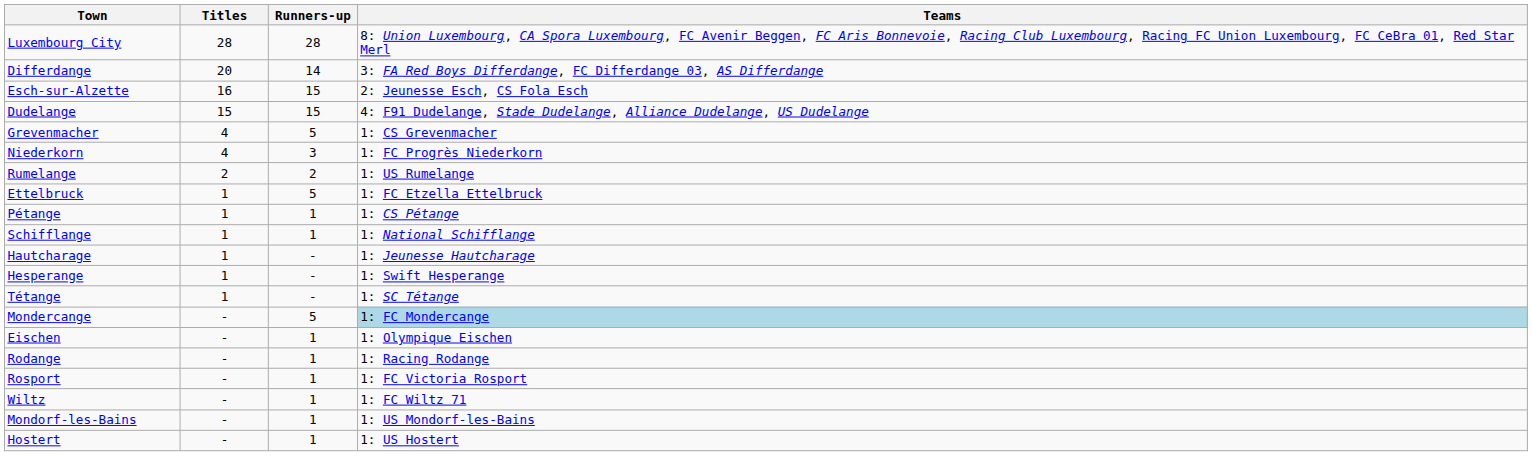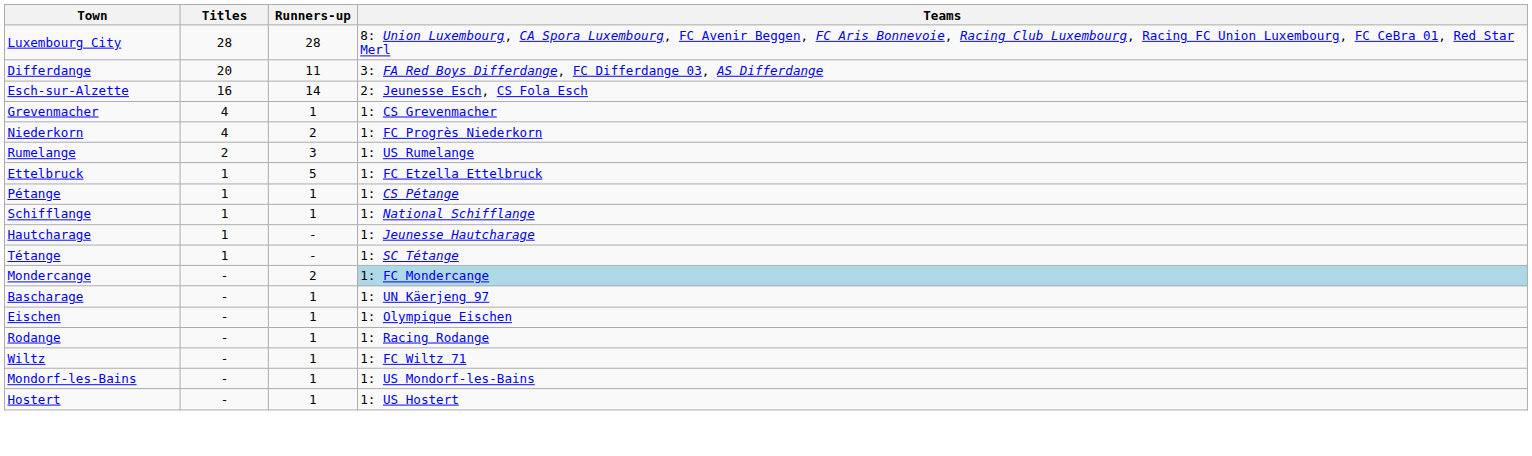(313, 70) 14 -> (313, 70) 11
(313, 91) 15 -> (313, 91) 14
- row: (42, 112)
(313, 132) 5 -> (313, 112) 1
(313, 153) 3 -> (313, 132) 2
(313, 173) 2 -> (313, 153) 3
- row: (45, 276)
(313, 317) 5 -> (313, 276) 2
+ row: (45, 296)
- row: (34, 379)
